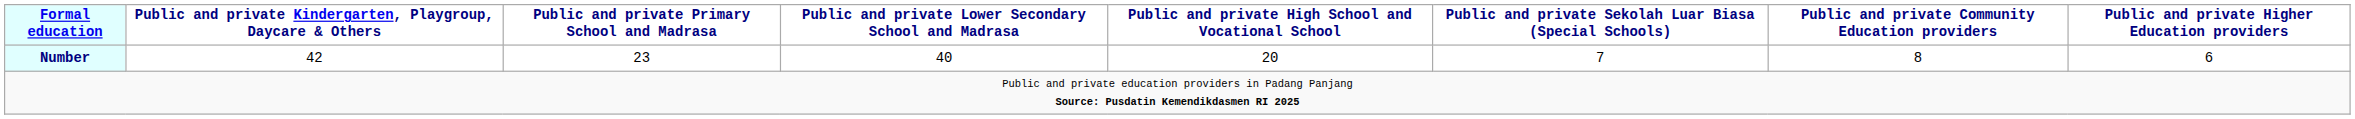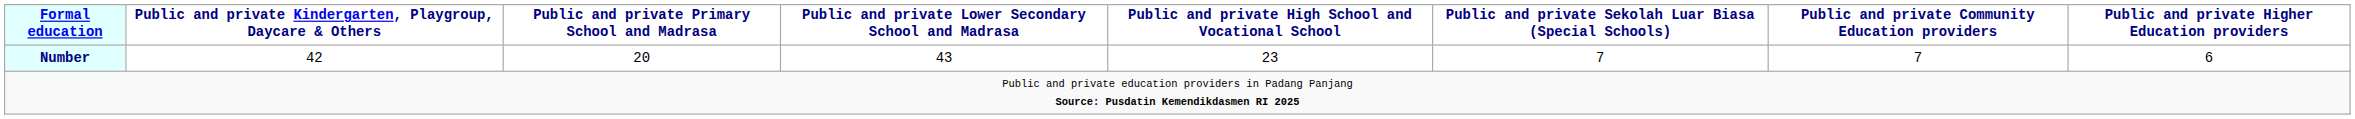(642, 58) 23 -> (642, 58) 20
(944, 58) 40 -> (944, 58) 43
(1270, 58) 20 -> (1270, 58) 23
(1918, 58) 8 -> (1918, 58) 7
